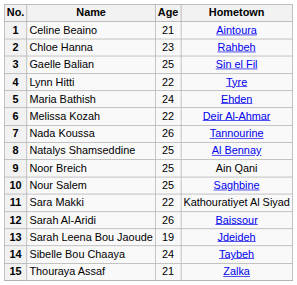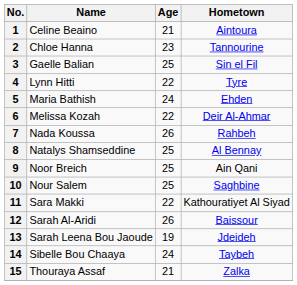(237, 47) Rahbeh -> (237, 47) Tannourine
(237, 133) Tannourine -> (237, 133) Rahbeh
